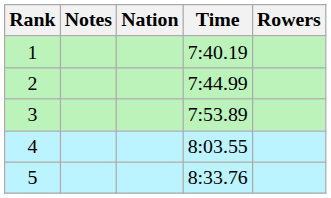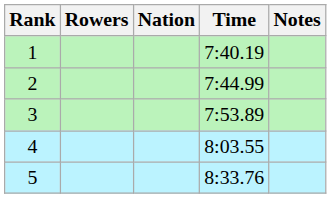columns swapped: (289, 20) <-> (88, 20)
